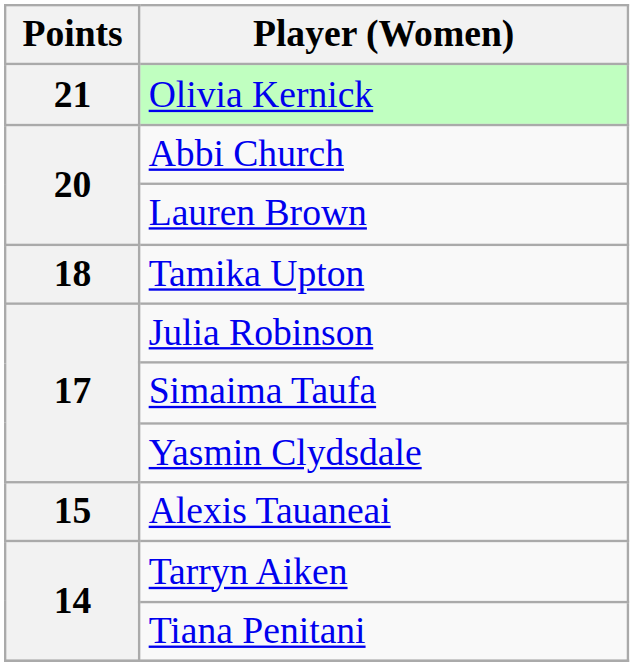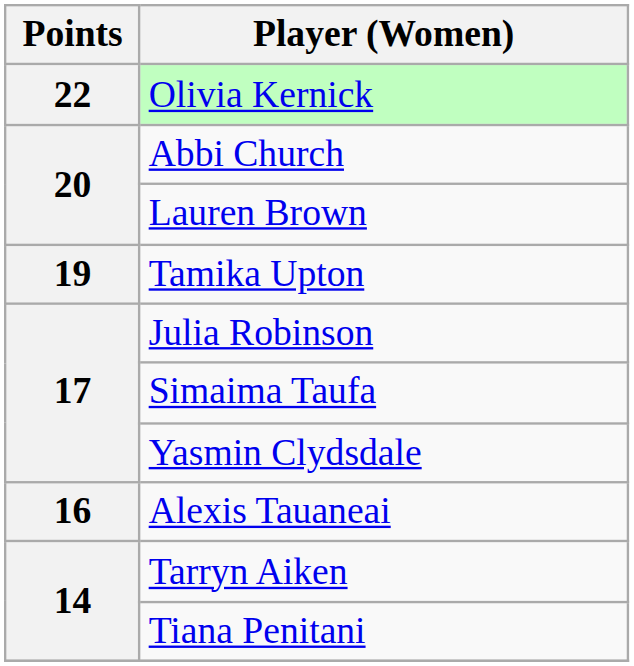(73, 93) 21 -> (73, 93) 22
(73, 272) 18 -> (73, 272) 19
(73, 511) 15 -> (73, 511) 16
